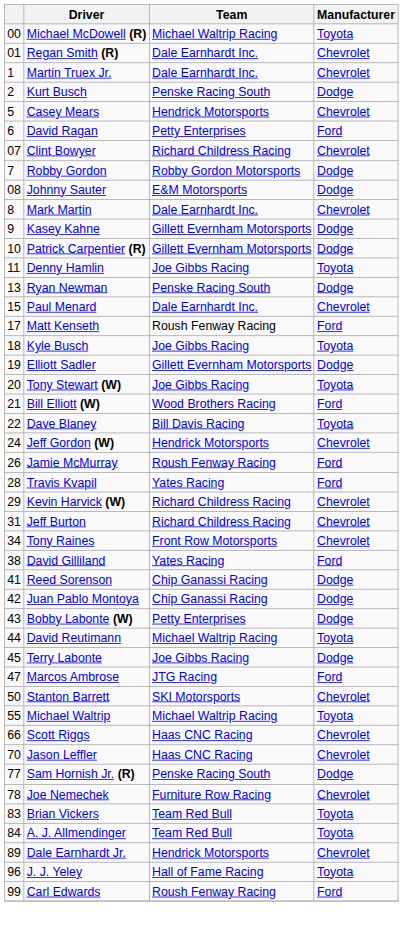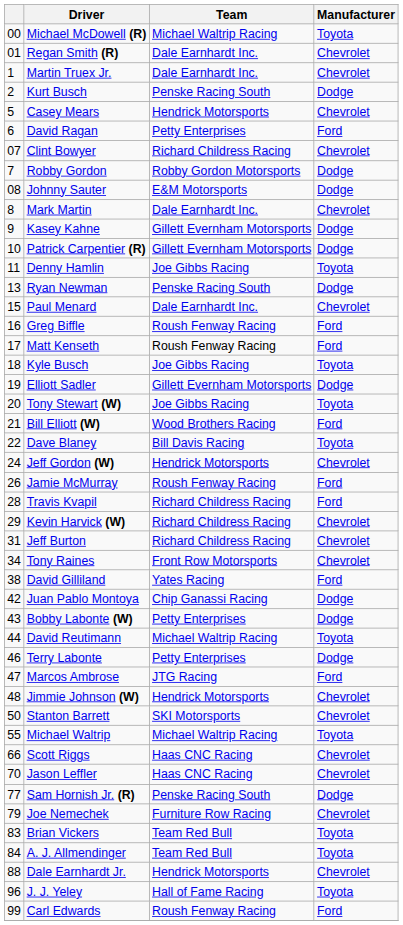+ row: (56, 326)
(188, 482) Yates Racing -> (221, 502) Richard Childress Racing
- row: (69, 580)
(14, 658) 45 -> (14, 658) 46
(201, 658) Joe Gibbs Racing -> (199, 658) Petty Enterprises
+ row: (83, 697)
(14, 794) 78 -> (14, 813) 79
(14, 852) 89 -> (14, 872) 88
